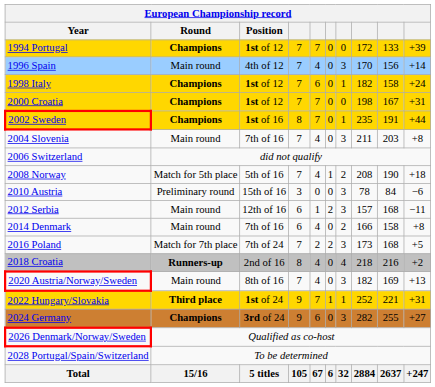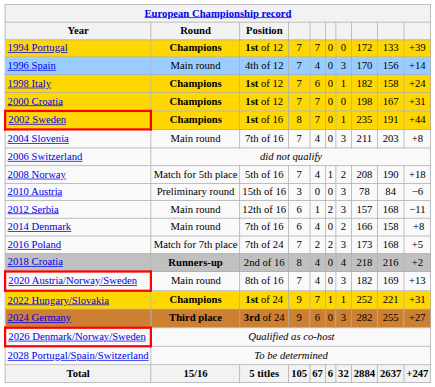(196, 300) Third place -> (196, 300) Champions
(196, 318) Champions -> (196, 318) Third place
